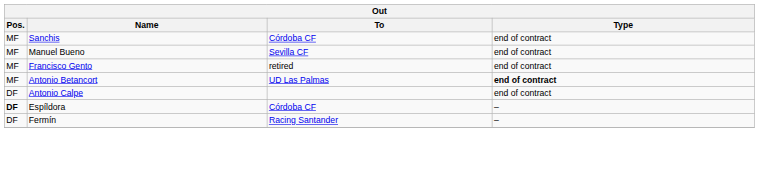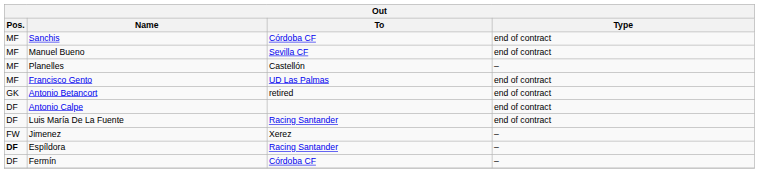+ row: (46, 66)
(281, 66) retired -> (299, 80) UD Las Palmas
(13, 80) MF -> (13, 93) GK
(299, 80) UD Las Palmas -> (281, 93) retired
(525, 80) bold -> (523, 93) normal
+ row: (76, 121)
+ row: (45, 134)
(292, 107) Córdoba CF -> (303, 148) Racing Santander
(303, 121) Racing Santander -> (292, 162) Córdoba CF
